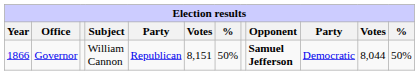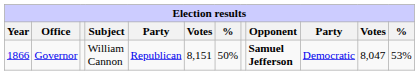(373, 55) 8,044 -> (373, 55) 8,047
(401, 55) 50% -> (401, 55) 53%
